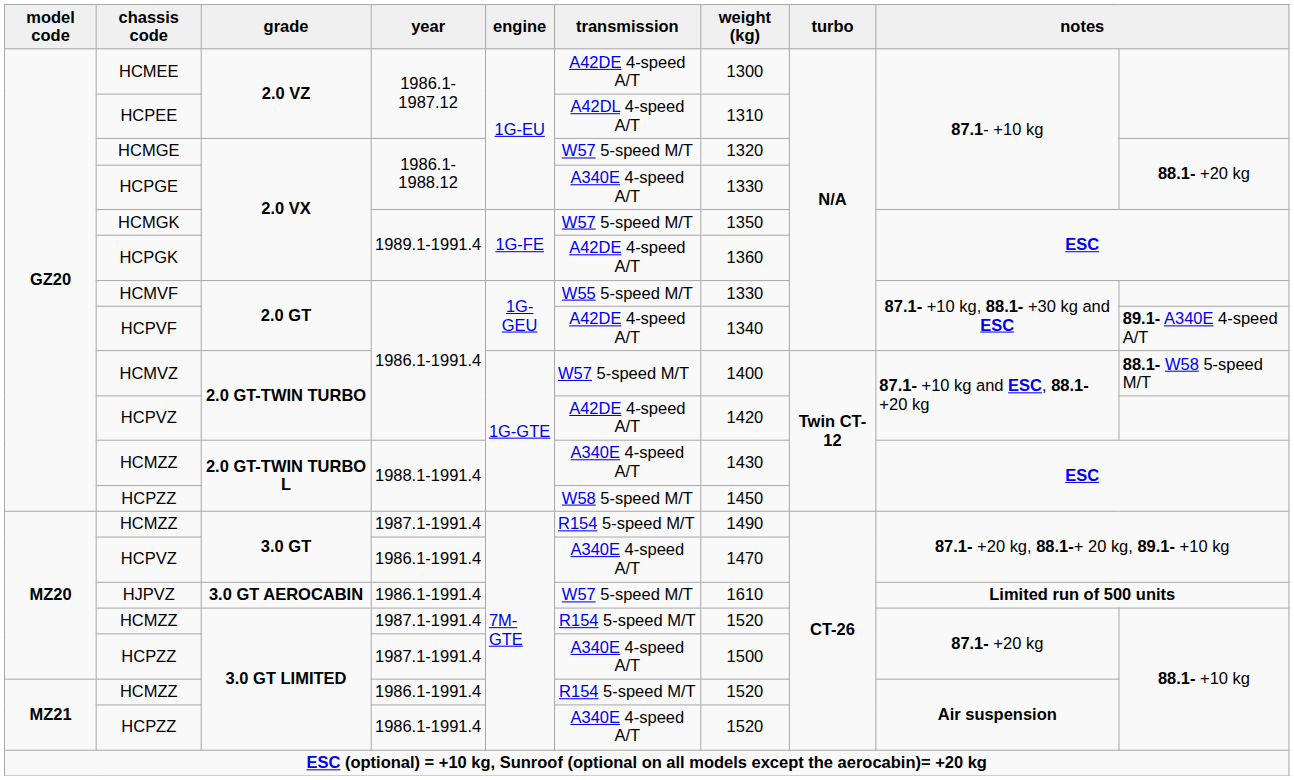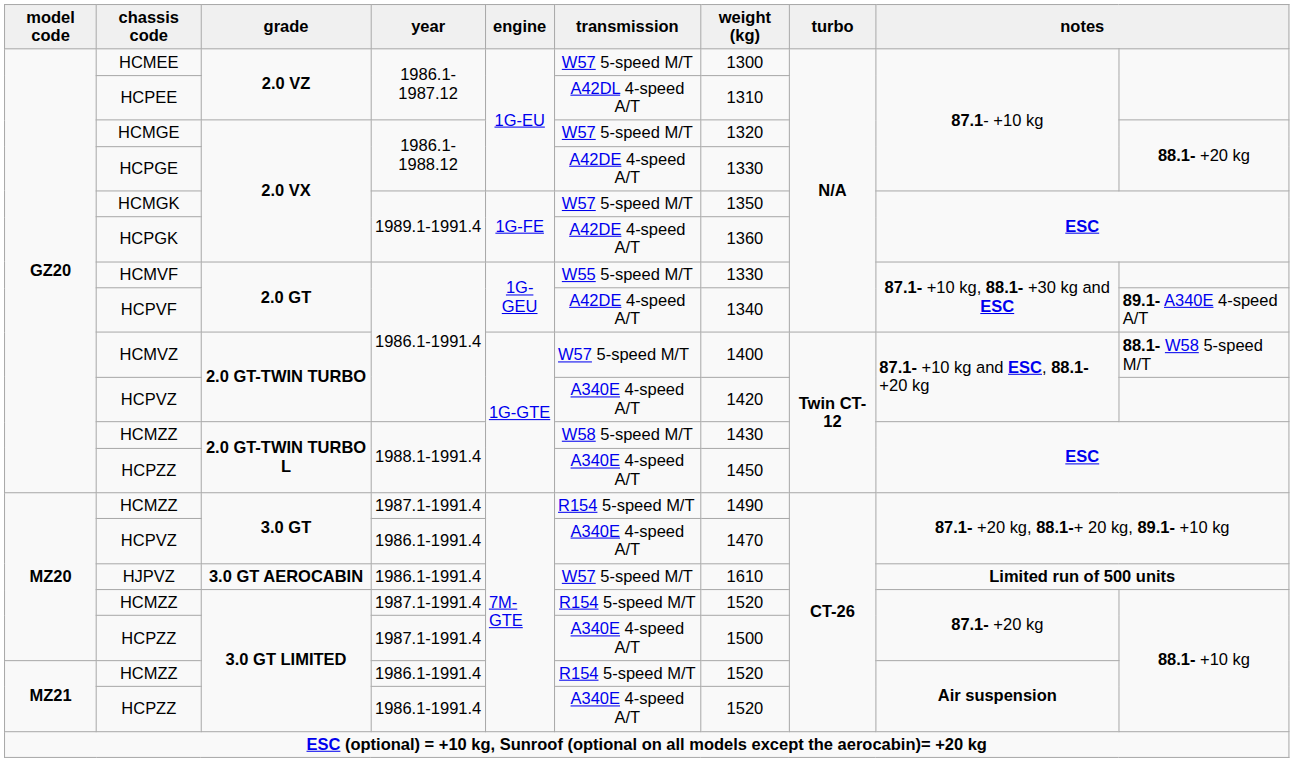(627, 71) A42DE 4-speed A/T -> (627, 62) W57 5-speed M/T
(627, 187) A340E 4-speed A/T -> (627, 168) A42DE 4-speed A/T
(627, 417) A42DE 4-speed A/T -> (627, 399) A340E 4-speed A/T
(627, 462) A340E 4-speed A/T -> (627, 434) W58 5-speed M/T
(627, 498) W58 5-speed M/T -> (627, 470) A340E 4-speed A/T
